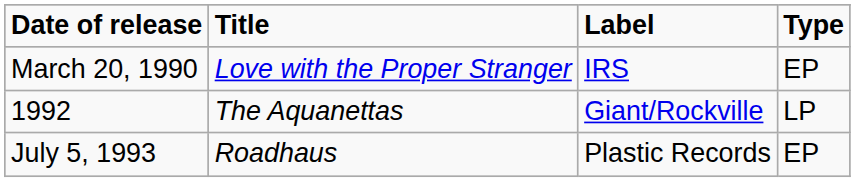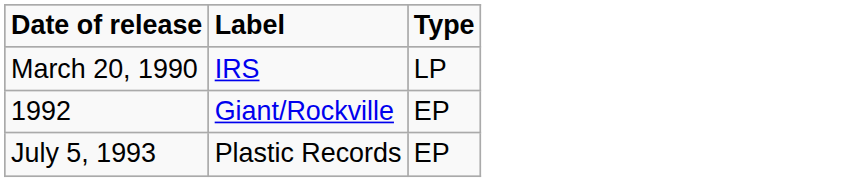- column: (242, 25)
(801, 68) EP -> (430, 68) LP
(800, 111) LP -> (432, 111) EP
